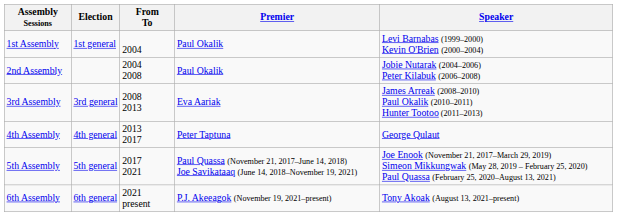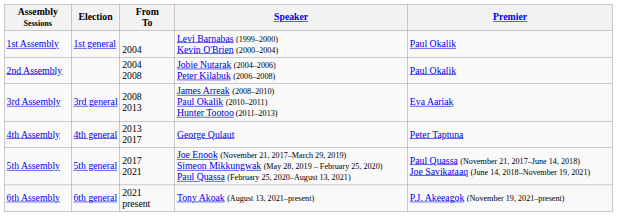columns swapped: (277, 17) <-> (496, 17)
